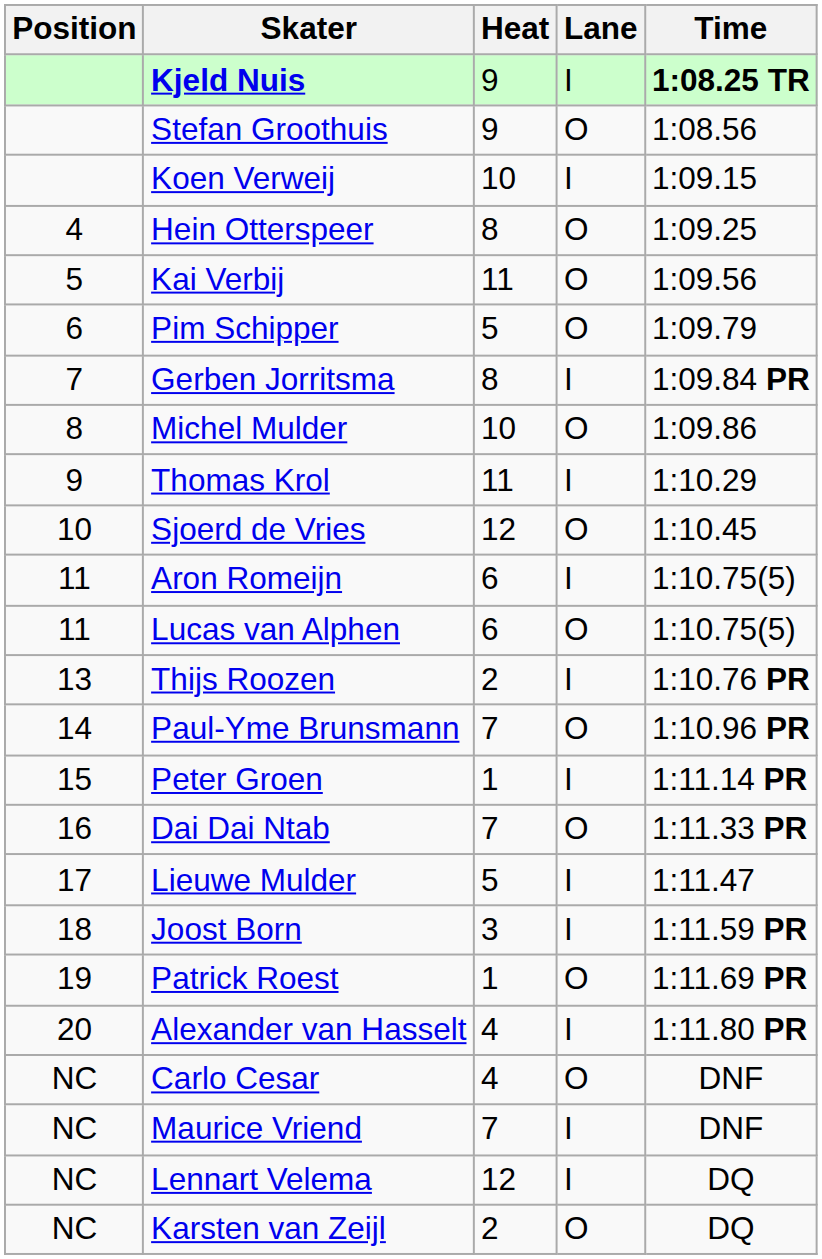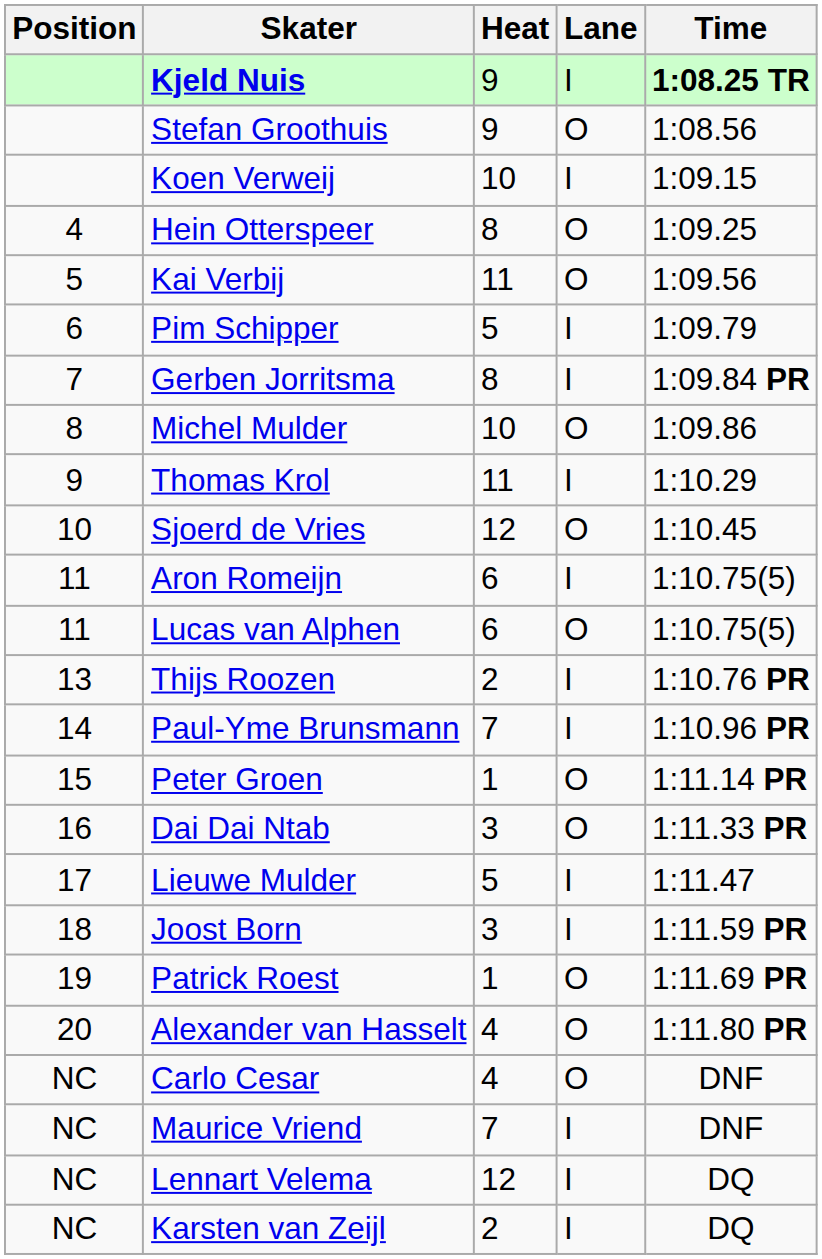(576, 329) O -> (568, 329) I
(576, 729) O -> (568, 729) I
(568, 779) I -> (576, 779) O
(490, 829) 7 -> (490, 829) 3
(568, 1029) I -> (576, 1029) O
(576, 1229) O -> (568, 1229) I
